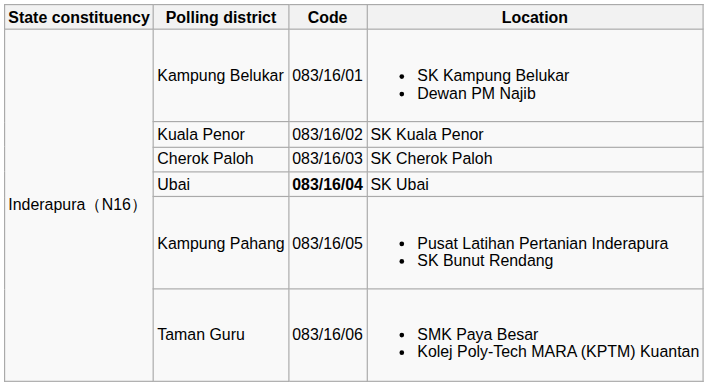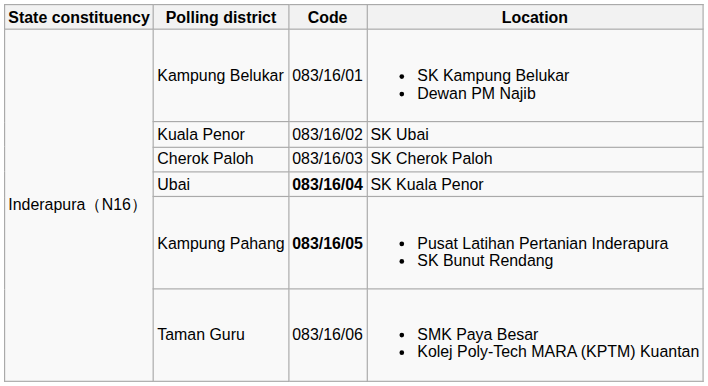(427, 134) SK Kuala Penor -> (400, 134) SK Ubai
(400, 184) SK Ubai -> (427, 184) SK Kuala Penor
(328, 242) normal -> (328, 242) bold
